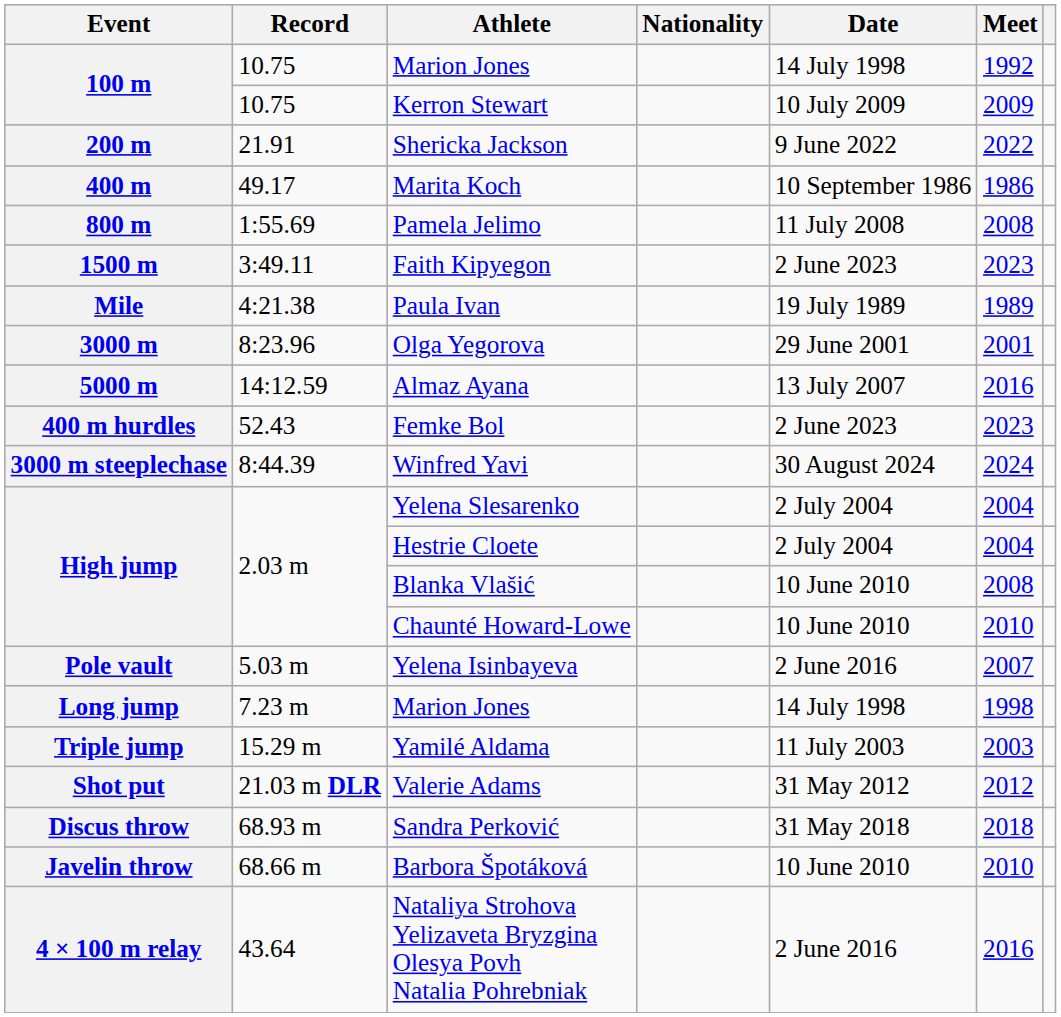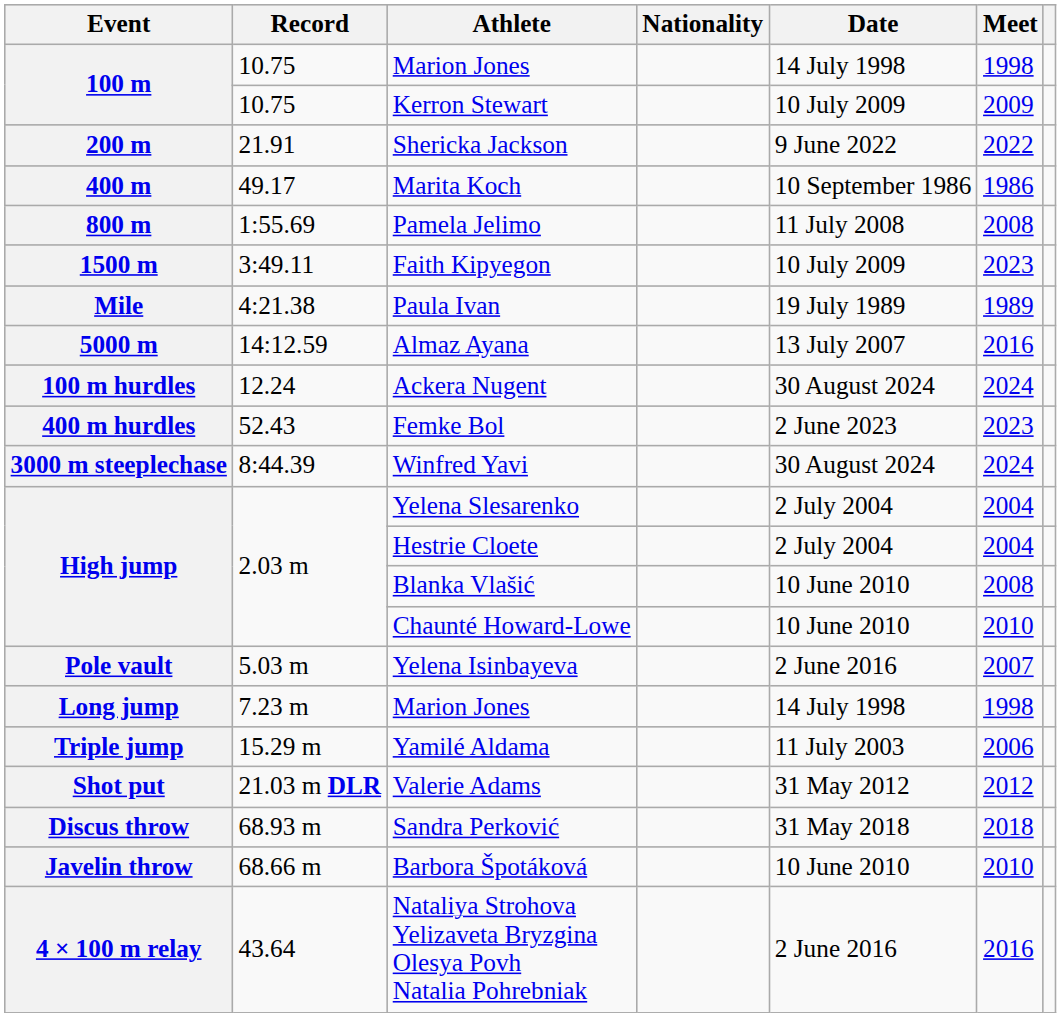(1008, 64) 1992 -> (1008, 64) 1998
(836, 265) 2 June 2023 -> (840, 265) 10 July 2009
- row: (119, 345)
+ row: (119, 385)
(1008, 746) 2003 -> (1008, 746) 2006
